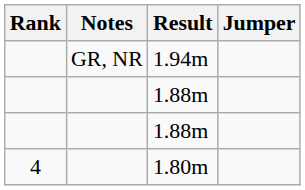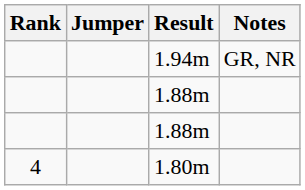columns swapped: (259, 22) <-> (107, 22)
